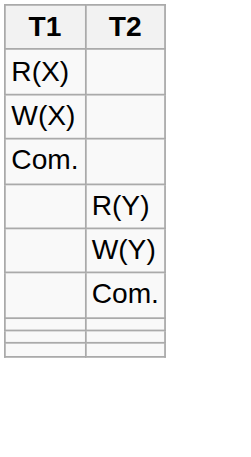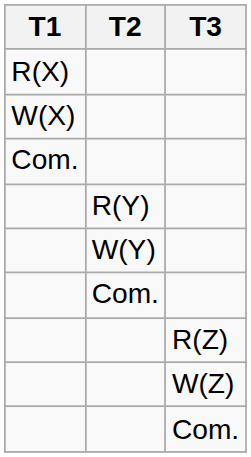+ column: (206, 26)
